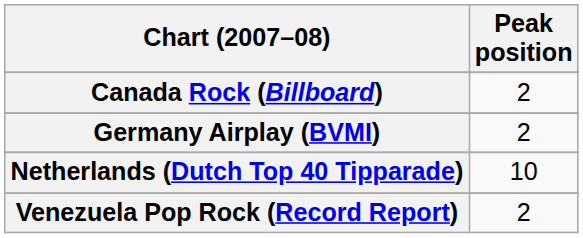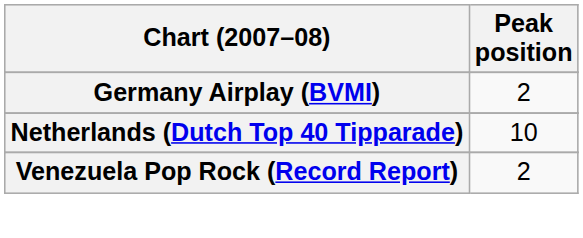- row: (237, 92)
